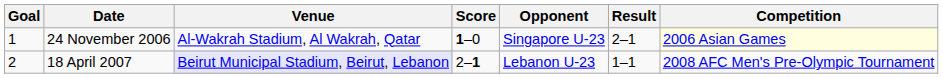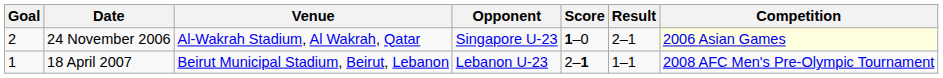columns swapped: (554, 16) <-> (476, 16)
(12, 39) 1 -> (12, 39) 2
(12, 62) 2 -> (12, 62) 1
(313, 62) lavender background -> (313, 62) no background
